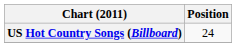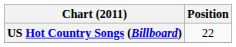(208, 33) 24 -> (208, 33) 22
